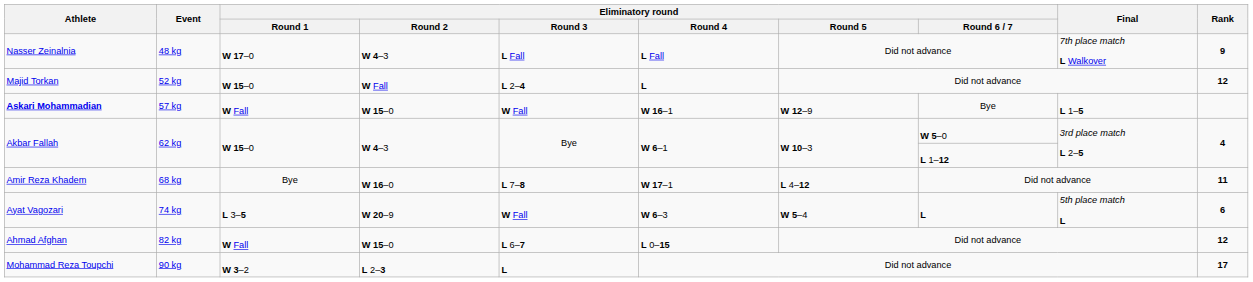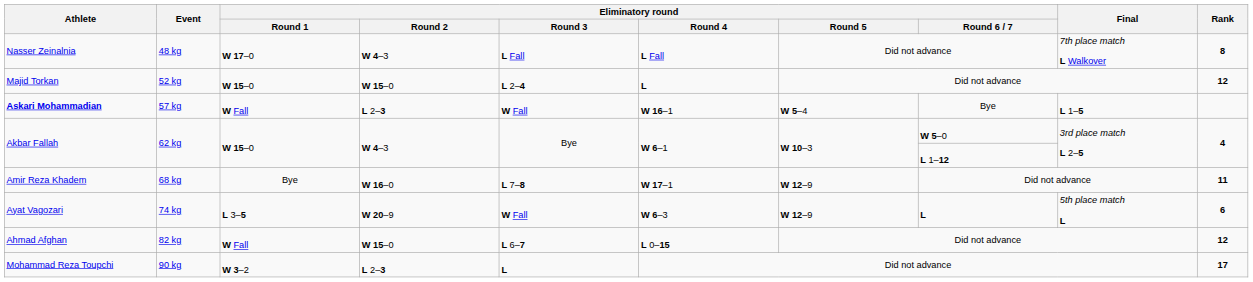(1223, 51) 9 -> (1223, 51) 8
(375, 86) W Fall -> (378, 86) W 15–0
(378, 111) W 15–0 -> (374, 111) L 2–3
(796, 111) W 12–9 -> (794, 111) W 5–4
(795, 186) L 4–12 -> (796, 186) W 12–9
(794, 216) W 5–4 -> (796, 216) W 12–9
